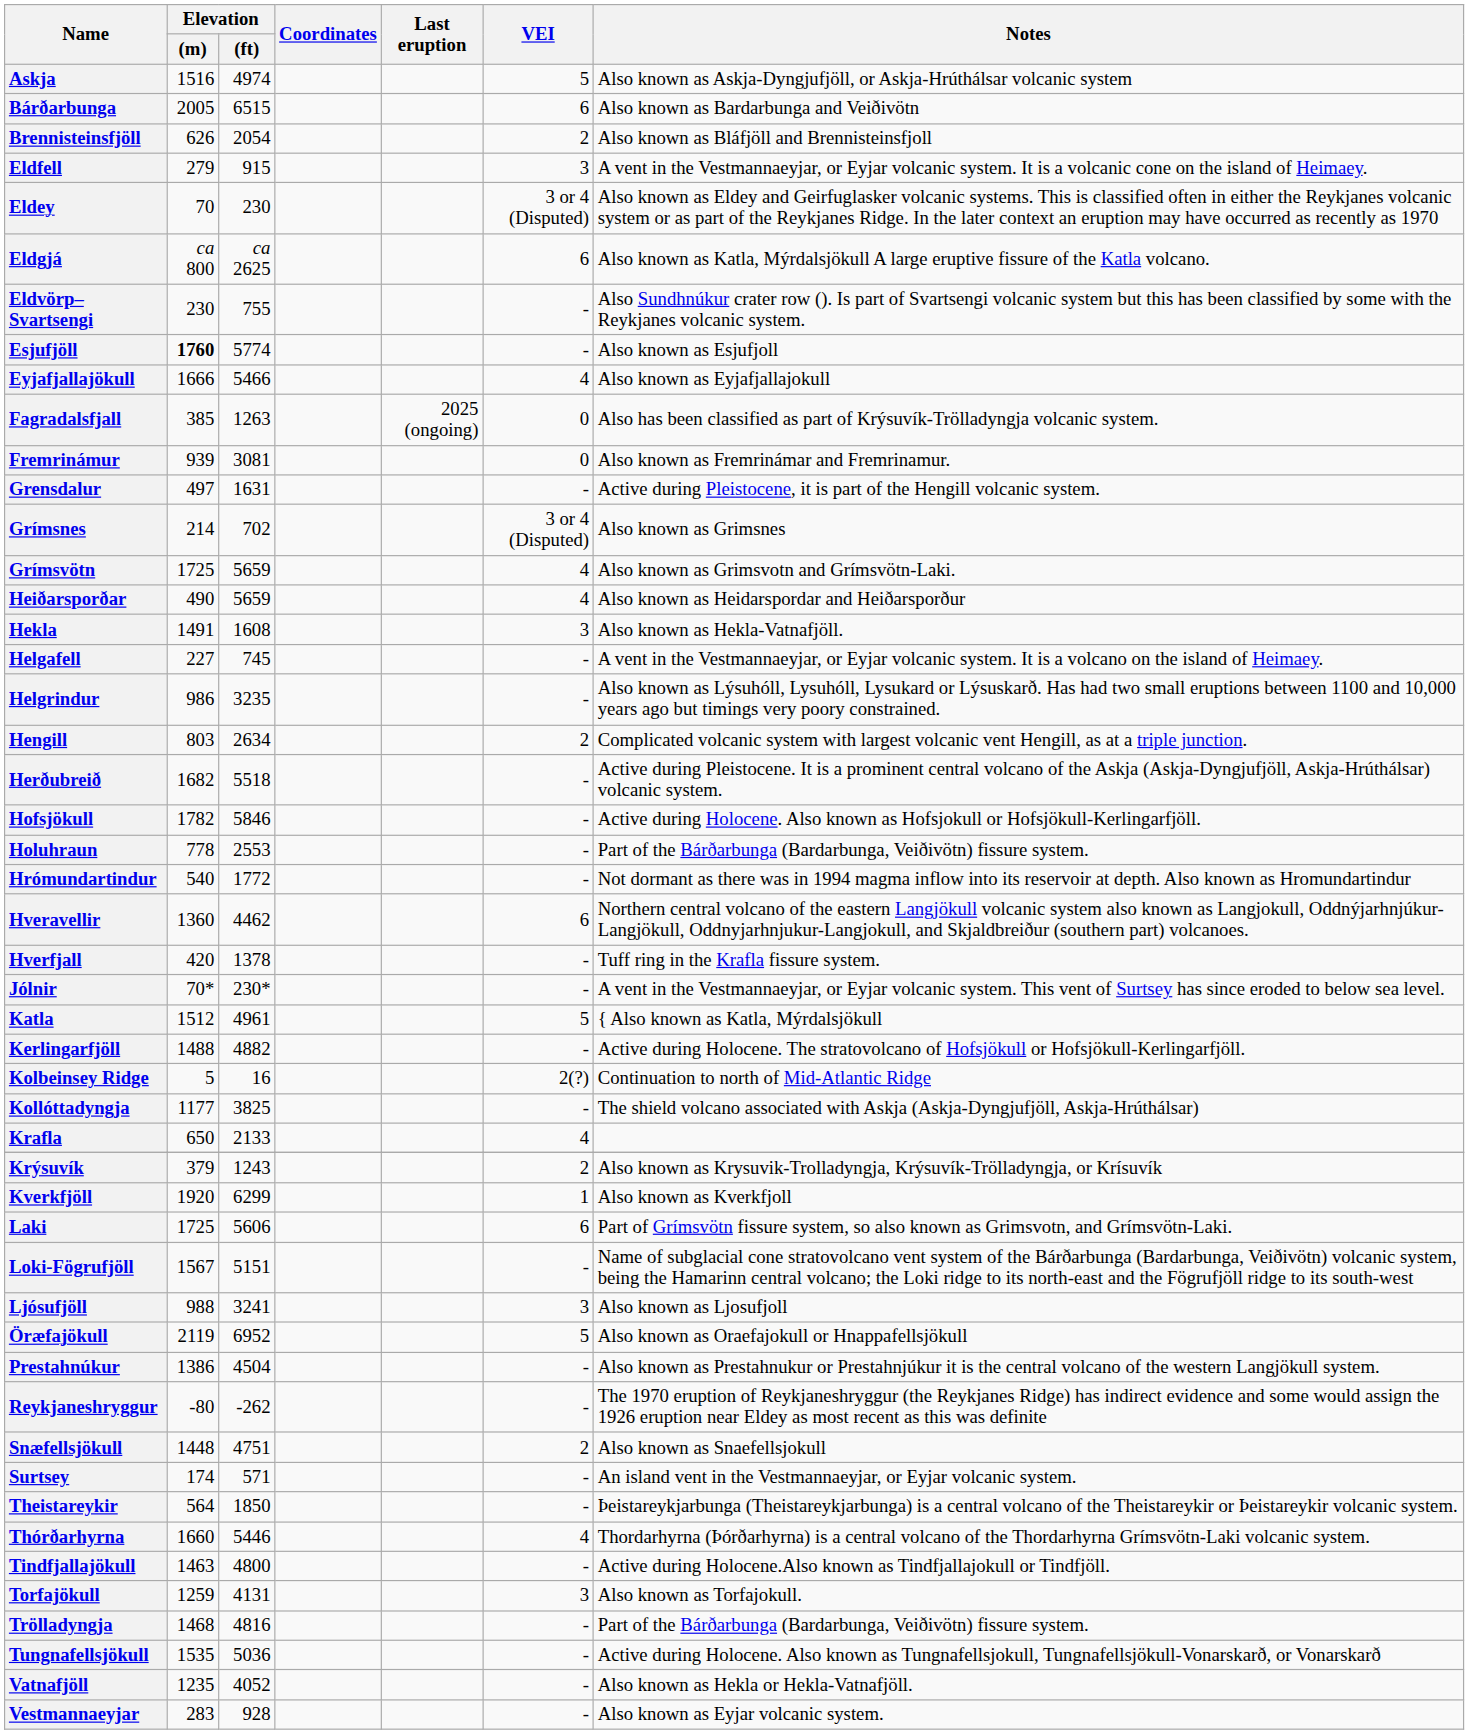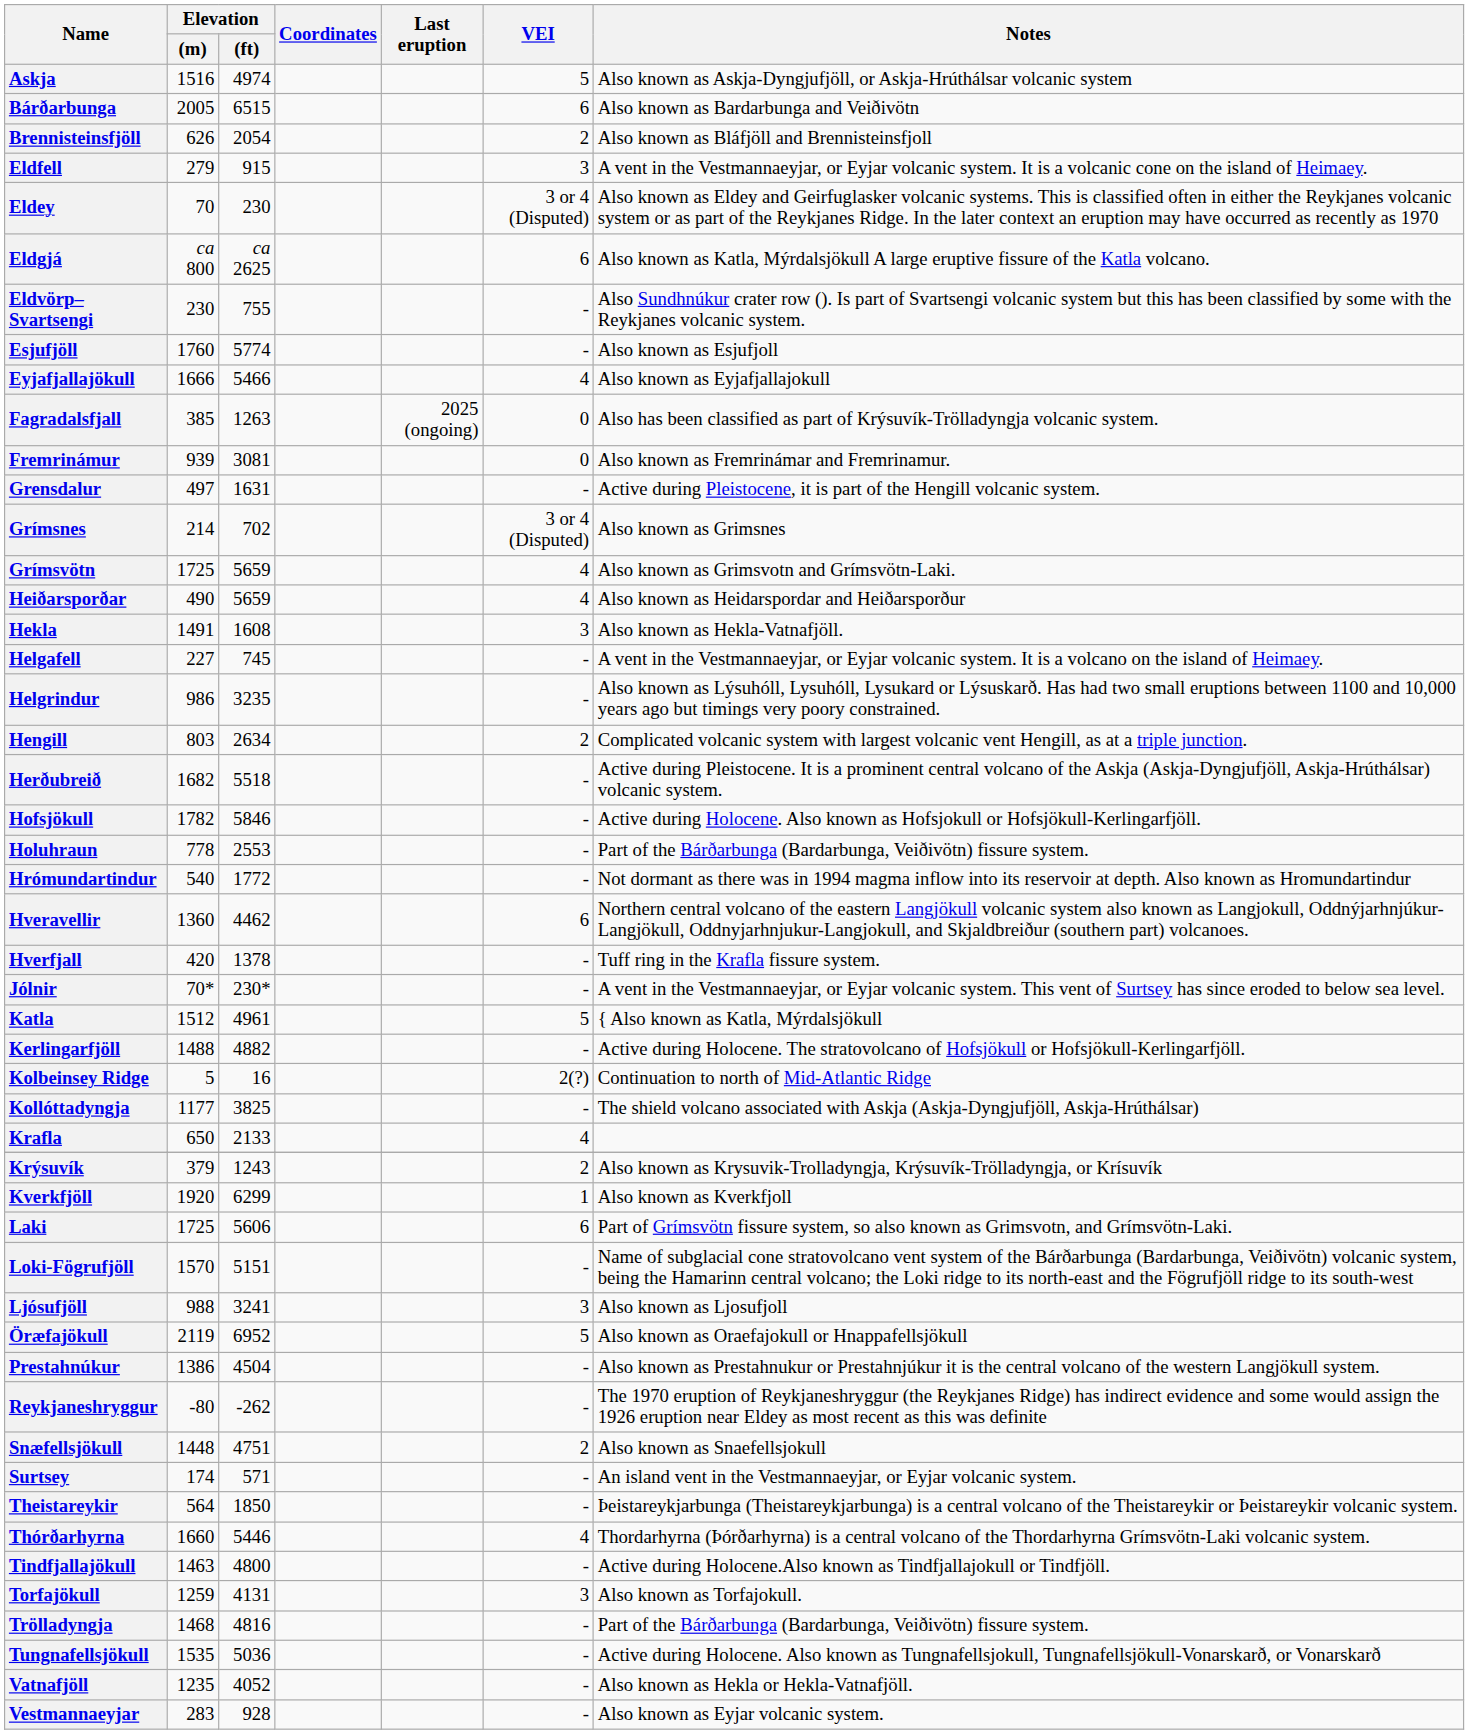(196, 349) bold -> (196, 349) normal
(196, 1267) 1567 -> (196, 1267) 1570
